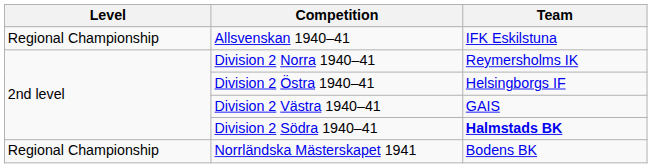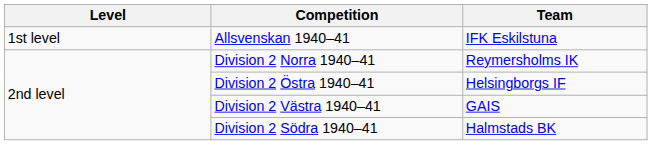(83, 38) Regional Championship -> (34, 38) 1st level
(514, 128) bold -> (511, 128) normal
- row: (315, 151)
